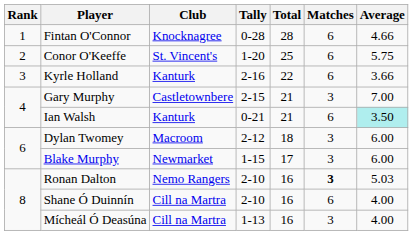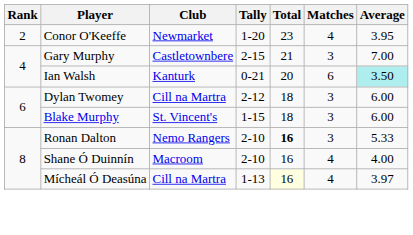- row: (87, 35)
(185, 55) St. Vincent's -> (183, 35) Newmarket
(287, 55) 25 -> (287, 35) 23
(330, 55) 6 -> (330, 35) 4
(382, 55) 5.75 -> (382, 35) 3.95
- row: (81, 76)
(287, 117) 21 -> (287, 76) 20
(178, 138) Macroom -> (189, 96) Cill na Martra
(183, 158) Newmarket -> (185, 117) St. Vincent's
(287, 158) 17 -> (287, 117) 18
(287, 179) normal -> (287, 138) bold
(330, 179) bold -> (330, 138) normal
(382, 179) 5.03 -> (382, 138) 5.33
(189, 199) Cill na Martra -> (178, 158) Macroom
(330, 199) 6 -> (330, 158) 4
(287, 220) no background -> (287, 179) lightyellow background
(330, 220) 3 -> (330, 179) 4
(382, 220) 4.00 -> (382, 179) 3.97
